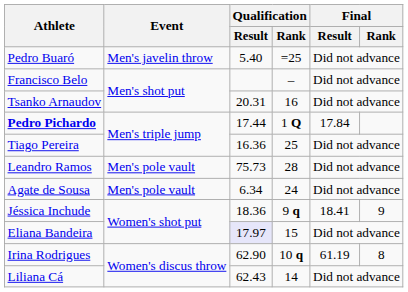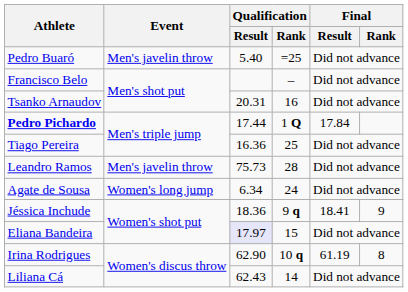(151, 167) Men's pole vault -> (160, 167) Men's javelin throw
(151, 189) Men's pole vault -> (160, 189) Women's long jump
